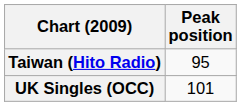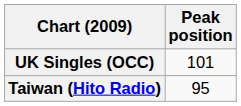rows swapped: (85, 62) <-> (85, 88)
